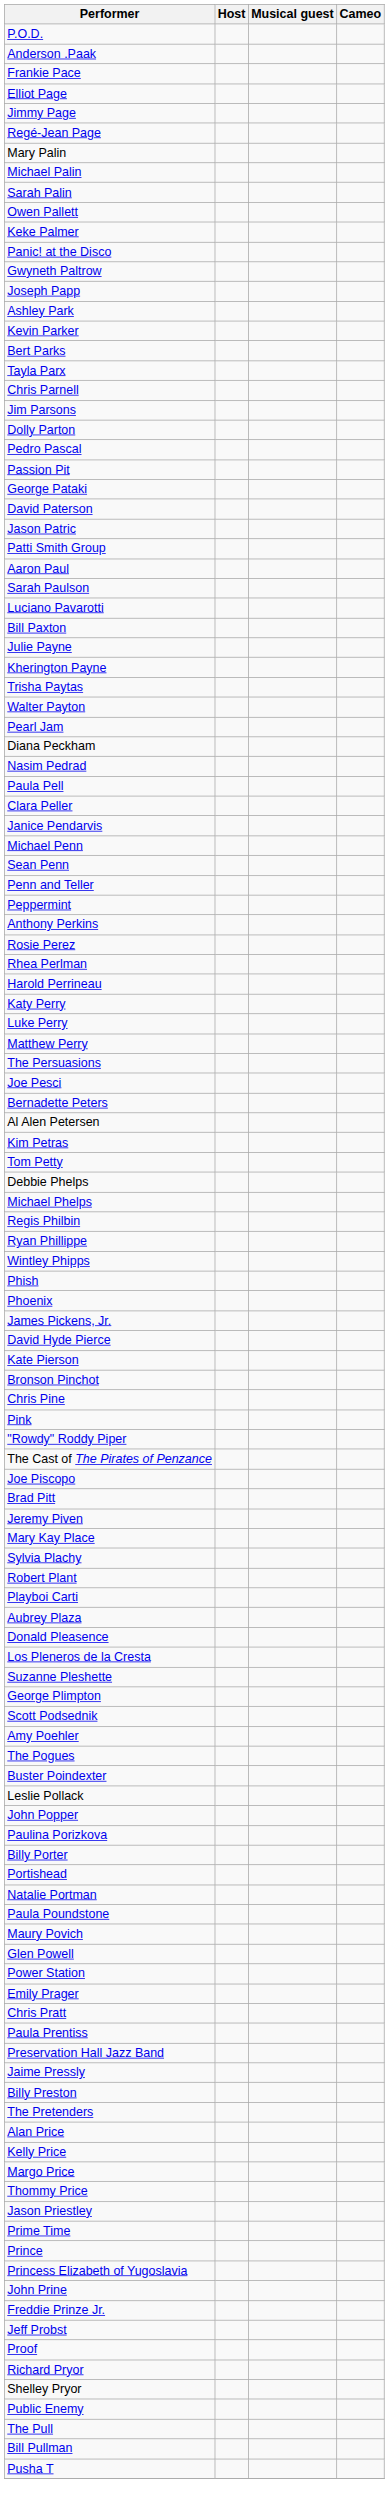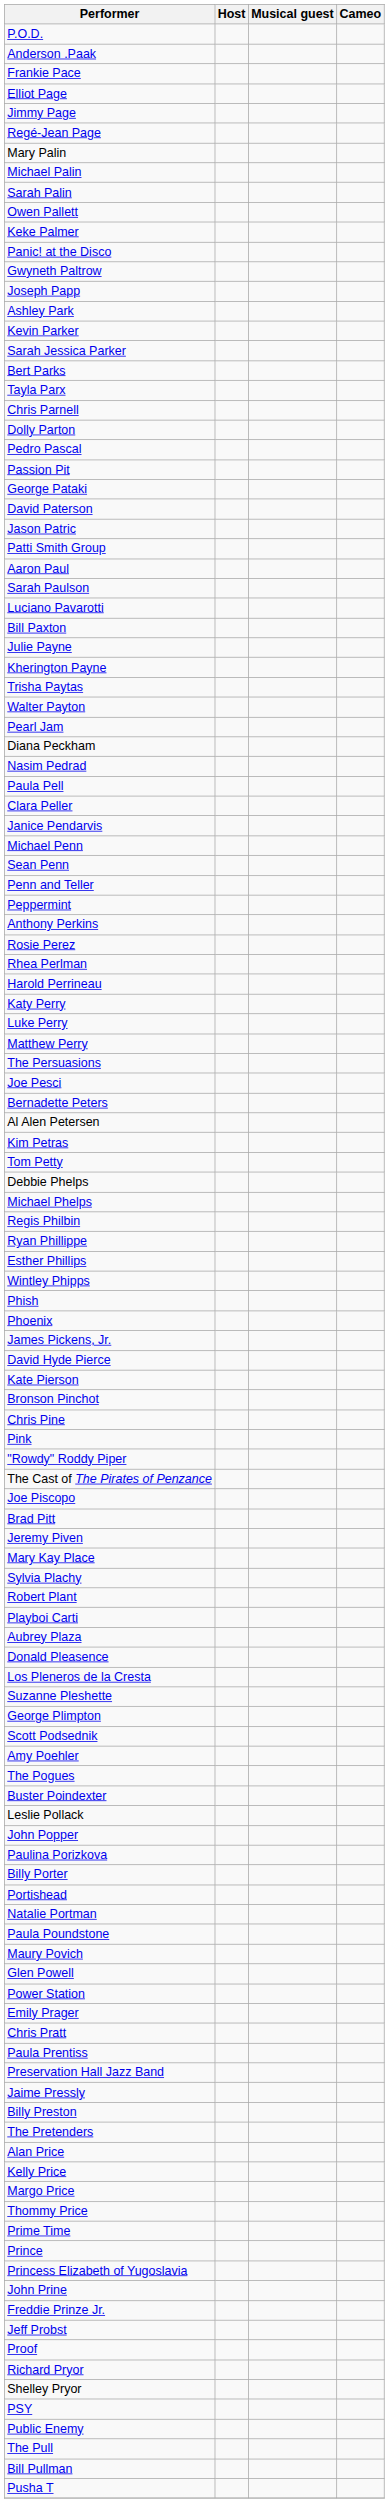+ row: (67, 350)
- row: (42, 410)
+ row: (47, 1261)
- row: (50, 2211)
+ row: (20, 2409)
